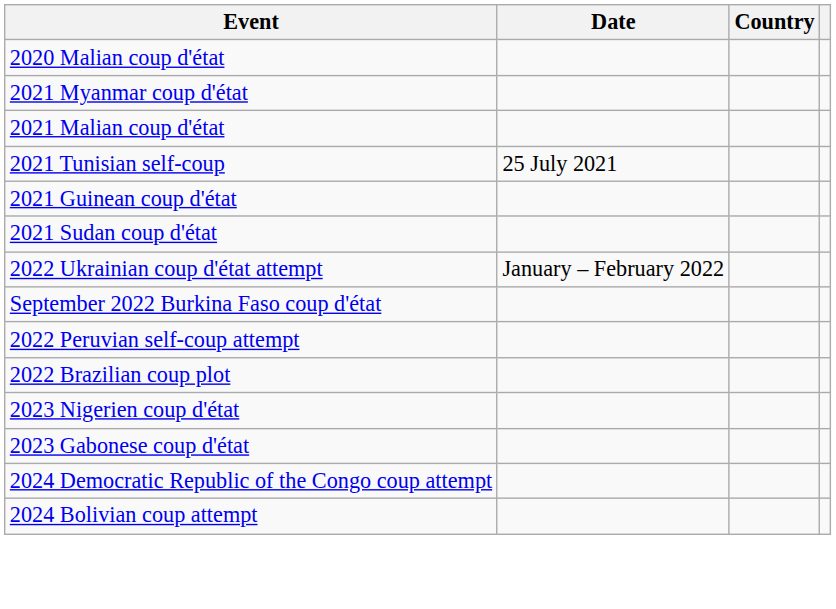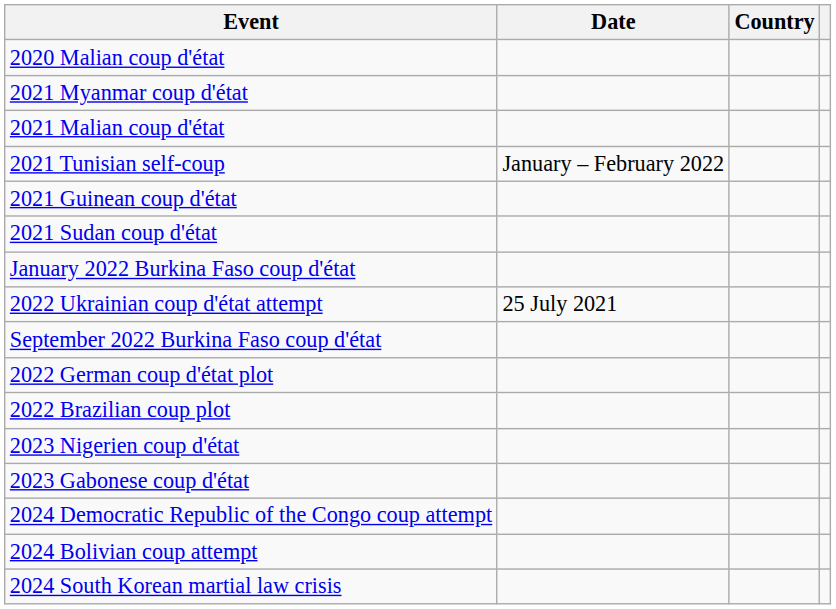(560, 163) 25 July 2021 -> (613, 163) January – February 2022
+ row: (183, 269)
(613, 269) January – February 2022 -> (560, 304) 25 July 2021
+ row: (142, 374)
- row: (155, 339)
+ row: (176, 586)
